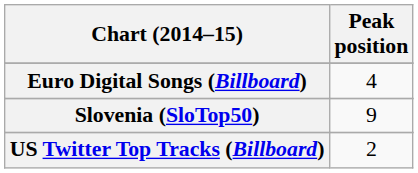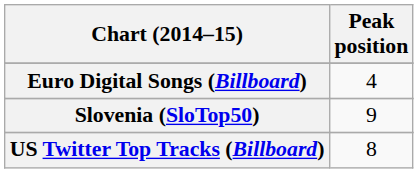(371, 149) 2 -> (371, 149) 8
